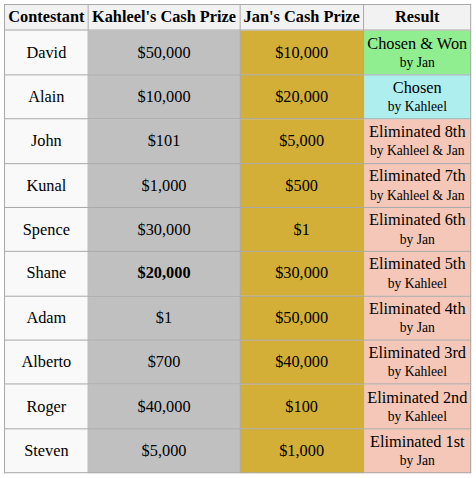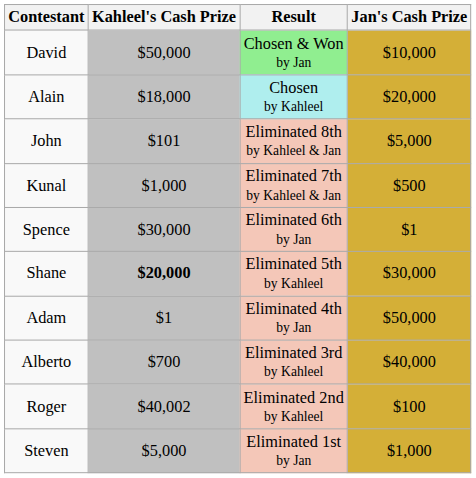columns swapped: (302, 17) <-> (417, 17)
(164, 96) $10,000 -> (164, 96) $18,000
(164, 406) $40,000 -> (164, 406) $40,002
